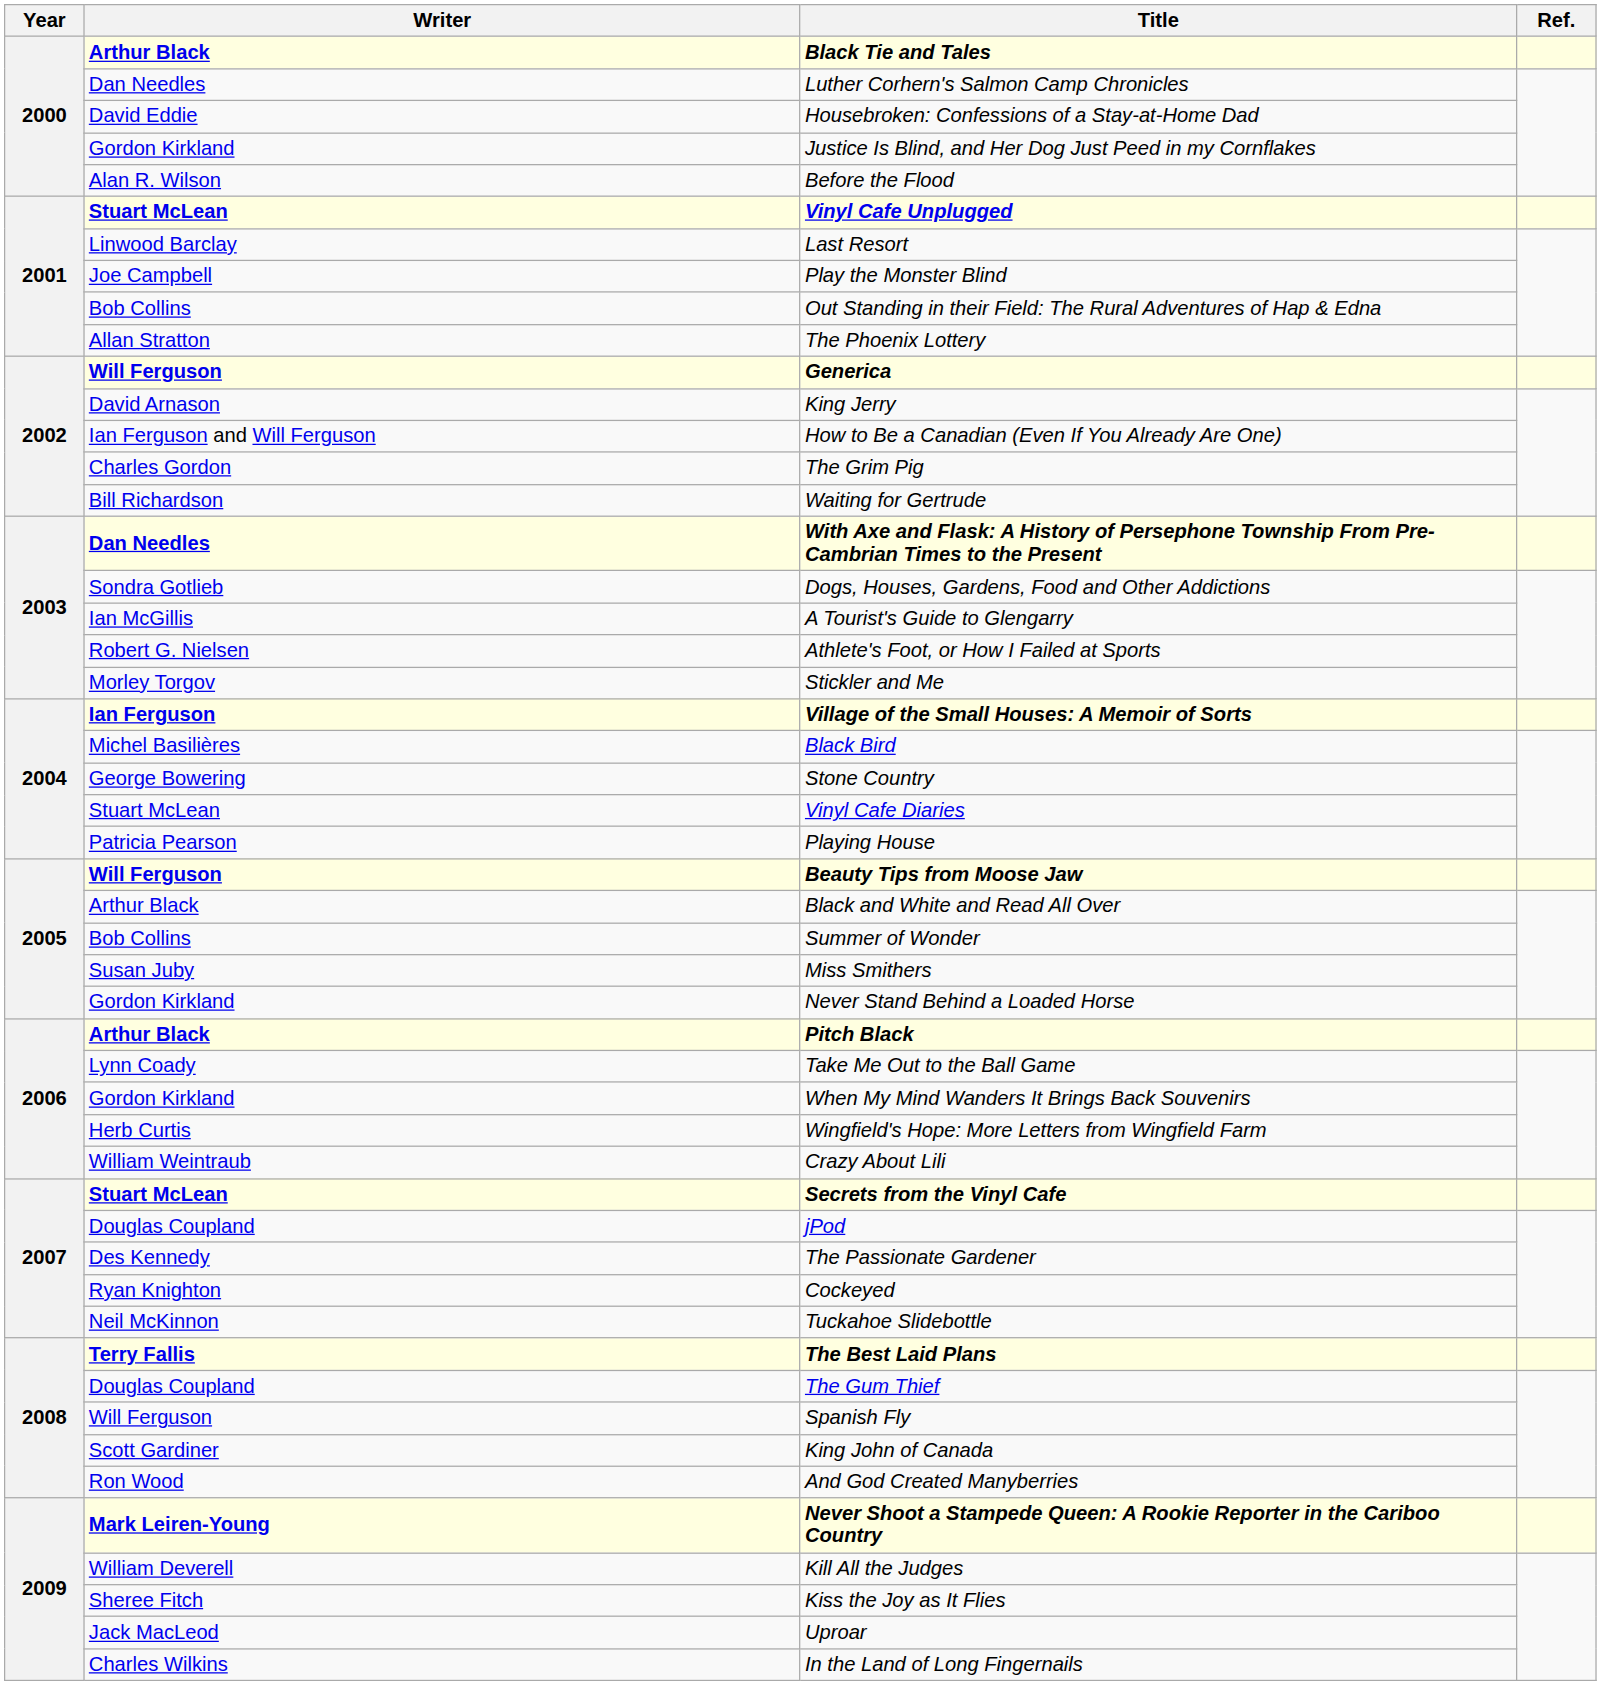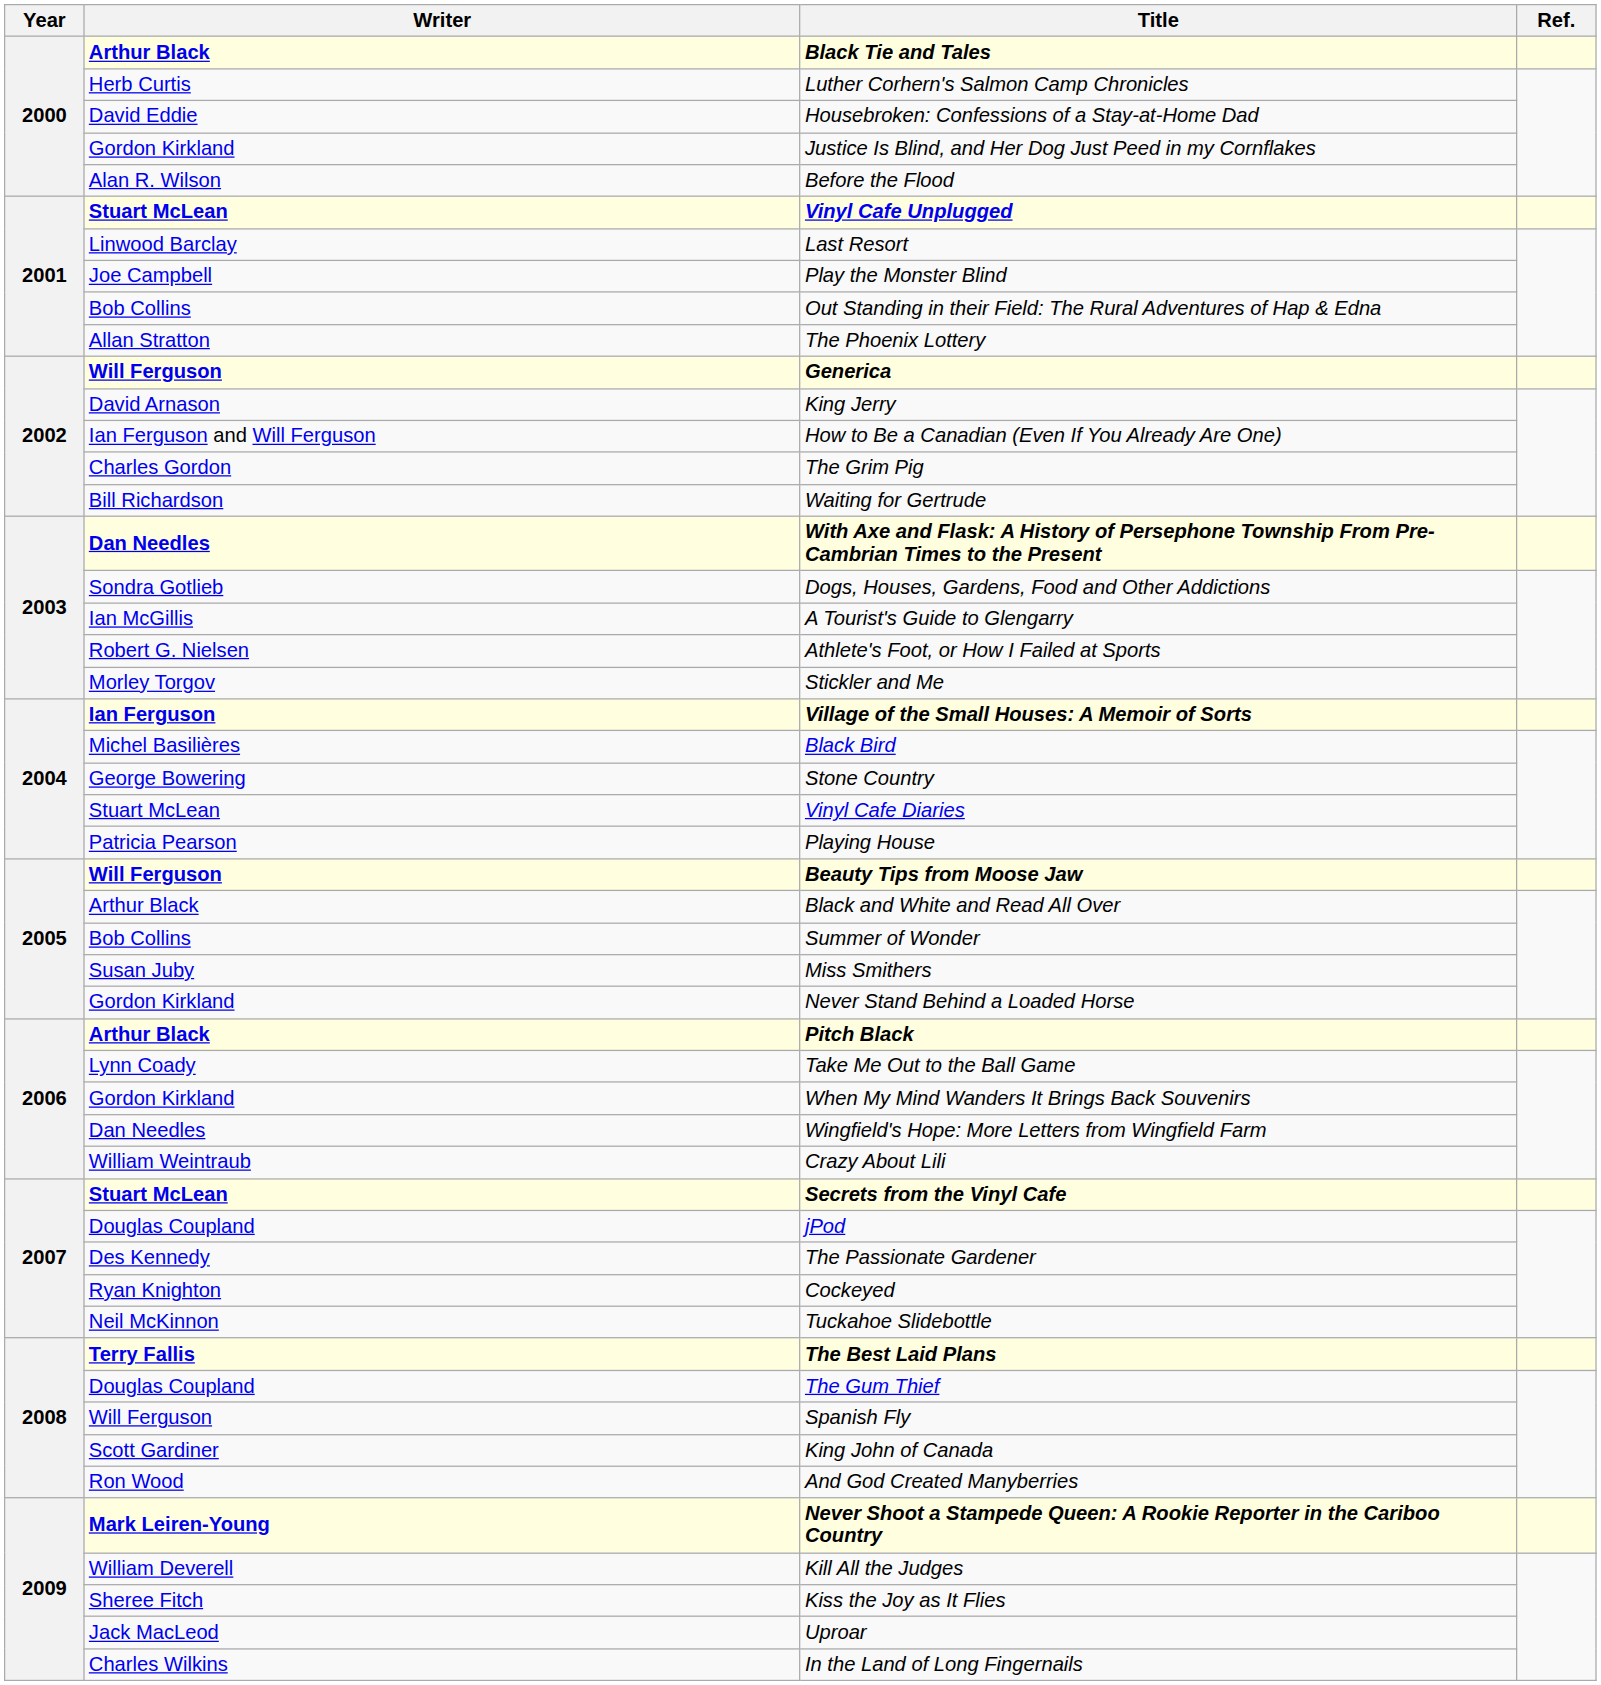(147, 84) Dan Needles -> (140, 84) Herb Curtis
(140, 1130) Herb Curtis -> (147, 1130) Dan Needles
